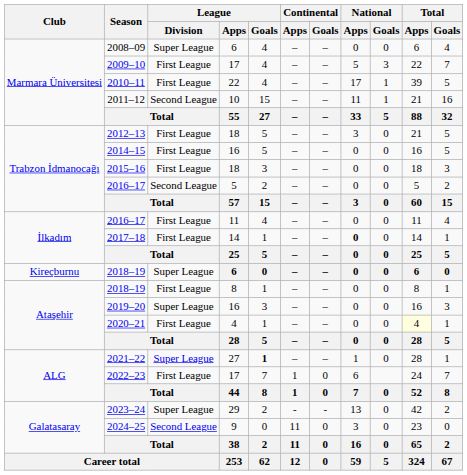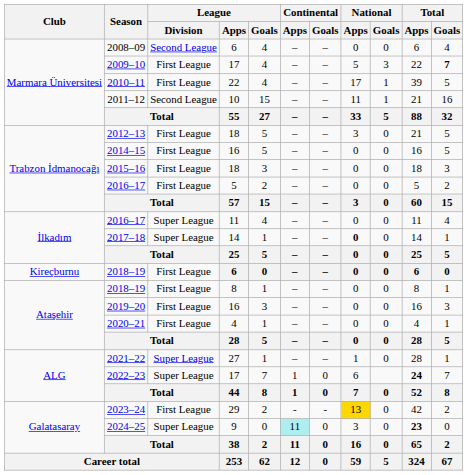(184, 47) Super League -> (184, 47) Second League
(447, 64) normal -> (447, 64) bold
(184, 185) Second League -> (184, 185) First League
(184, 220) First League -> (184, 220) Super League
(184, 237) First League -> (184, 237) Super League
(184, 271) Super League -> (184, 271) First League
(184, 306) Super League -> (184, 306) First League
(416, 323) lightyellow background -> (416, 323) no background
(264, 358) bold -> (264, 358) normal
(184, 375) First League -> (184, 375) Super League
(416, 375) normal -> (416, 375) bold
(184, 409) Super League -> (184, 409) First League
(356, 409) no background -> (356, 409) gold background
(184, 427) Second League -> (184, 427) Super League
(295, 427) no background -> (295, 427) paleturquoise background
(416, 427) normal -> (416, 427) bold
